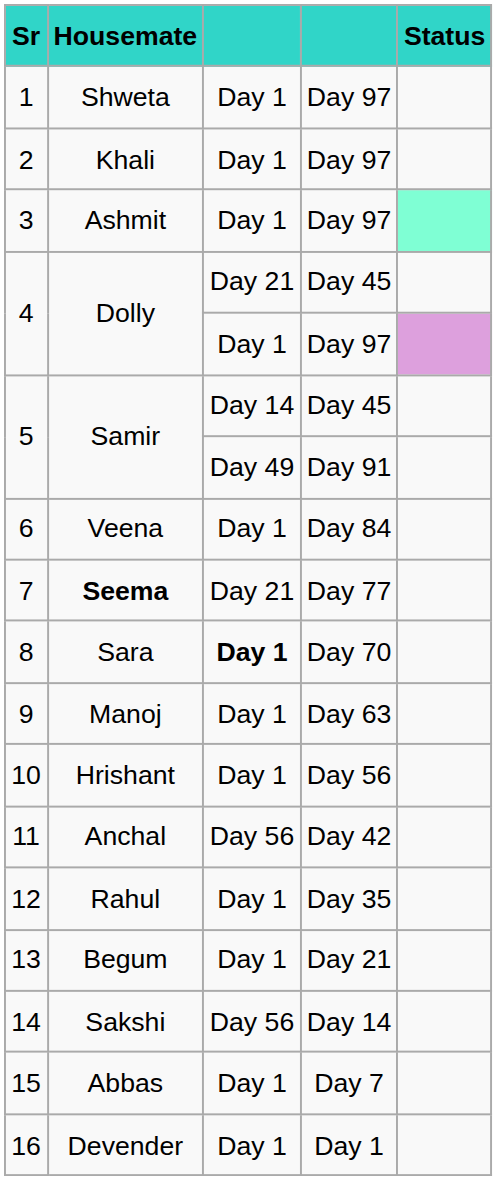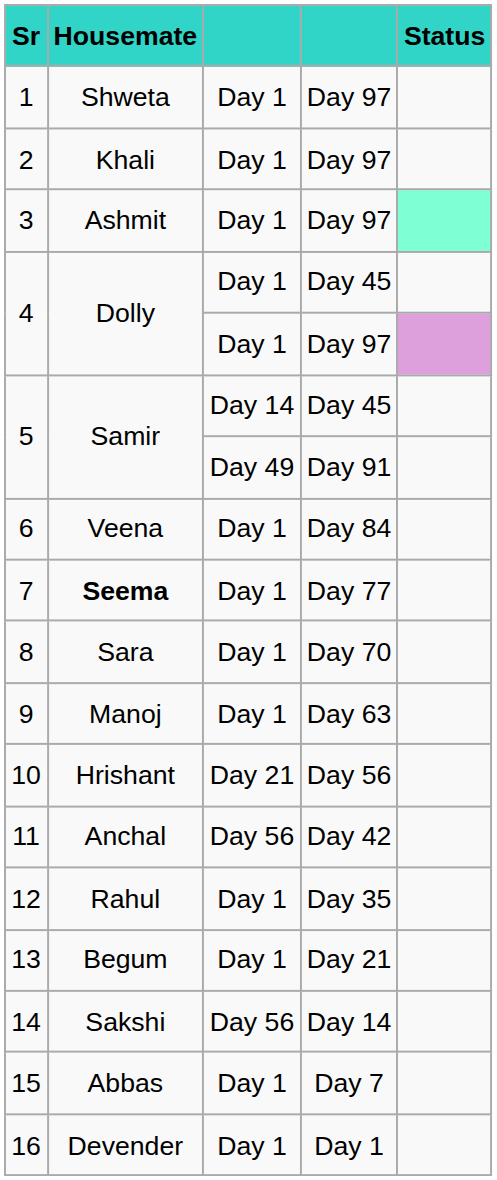(252, 282) Day 21 -> (252, 282) Day 1
(252, 590) Day 21 -> (252, 590) Day 1
(252, 652) bold -> (252, 652) normal
(252, 775) Day 1 -> (252, 775) Day 21
